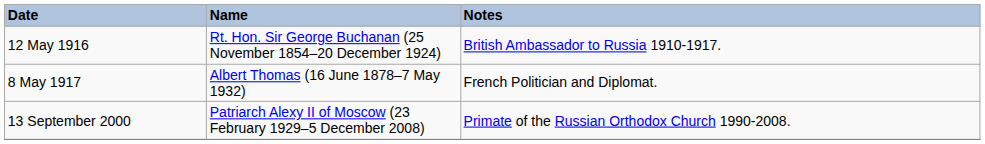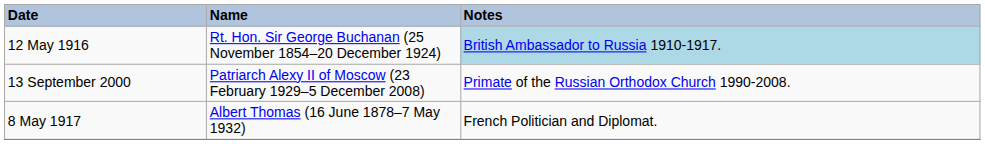(592, 45) no background -> (592, 45) lightblue background
rows swapped: (44, 82) <-> (69, 120)
